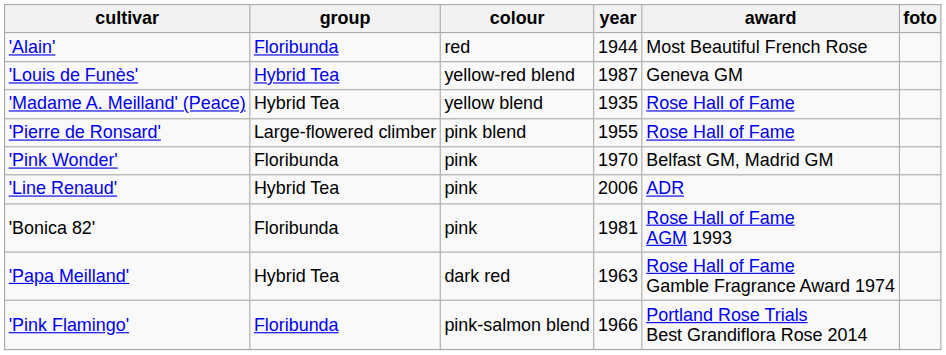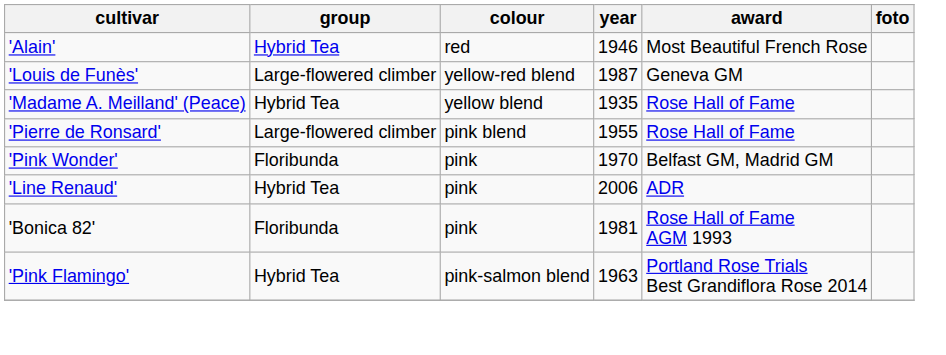(296, 47) Floribunda -> (297, 47) Hybrid Tea
(618, 47) 1944 -> (618, 47) 1946
(297, 75) Hybrid Tea -> (345, 75) Large-flowered climber
- row: (69, 276)
(296, 324) Floribunda -> (297, 276) Hybrid Tea
(618, 324) 1966 -> (618, 276) 1963
